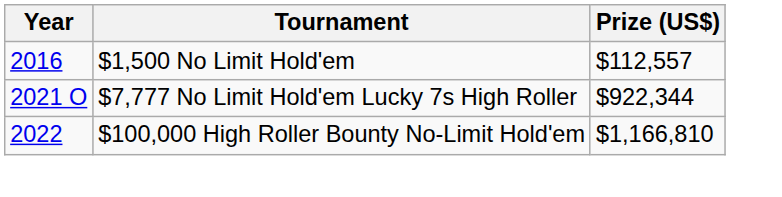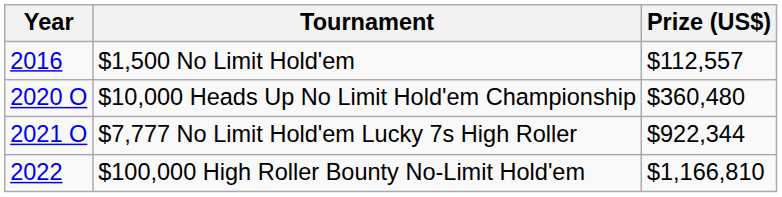+ row: (367, 97)
